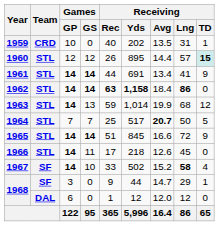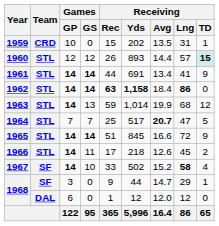(110, 43) 40 -> (110, 43) 15
(136, 58) 895 -> (136, 58) 893
(185, 120) 50 -> (185, 120) 47
(205, 151) 0 -> (205, 151) 2
